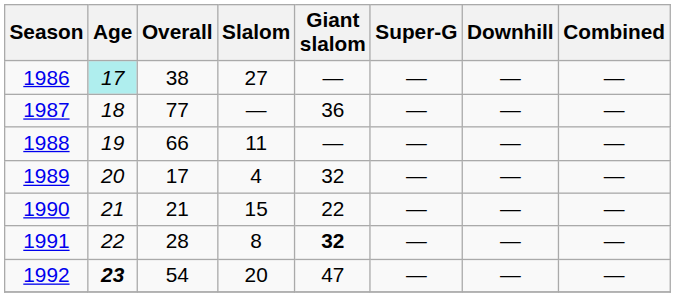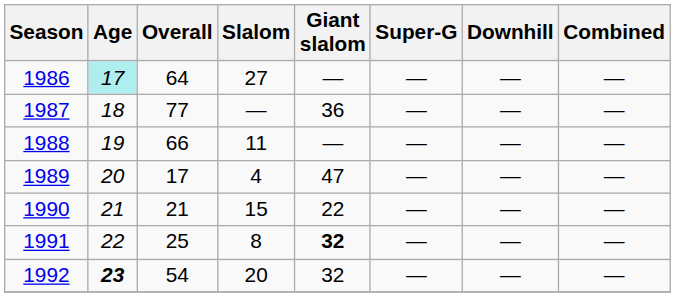(177, 77) 38 -> (177, 77) 64
(333, 176) 32 -> (333, 176) 47
(177, 242) 28 -> (177, 242) 25
(333, 275) 47 -> (333, 275) 32
